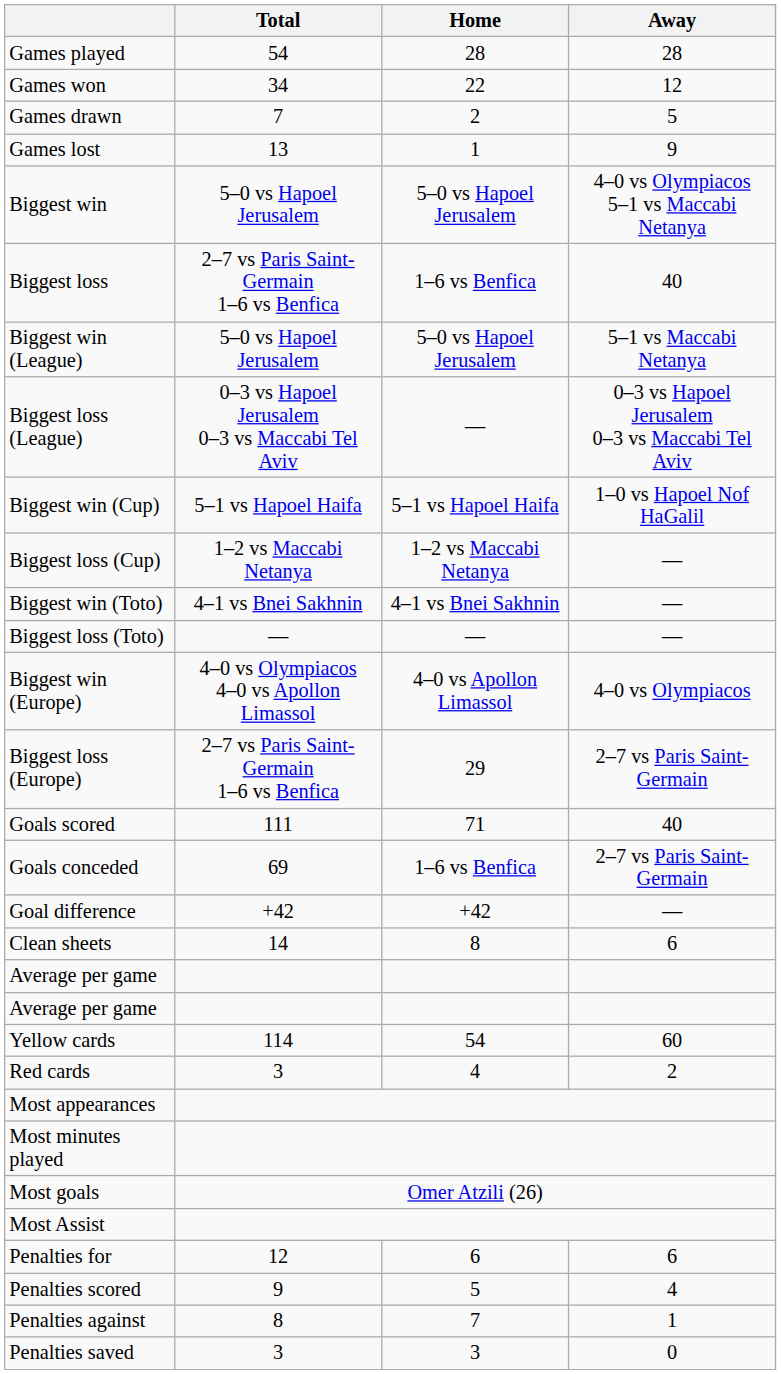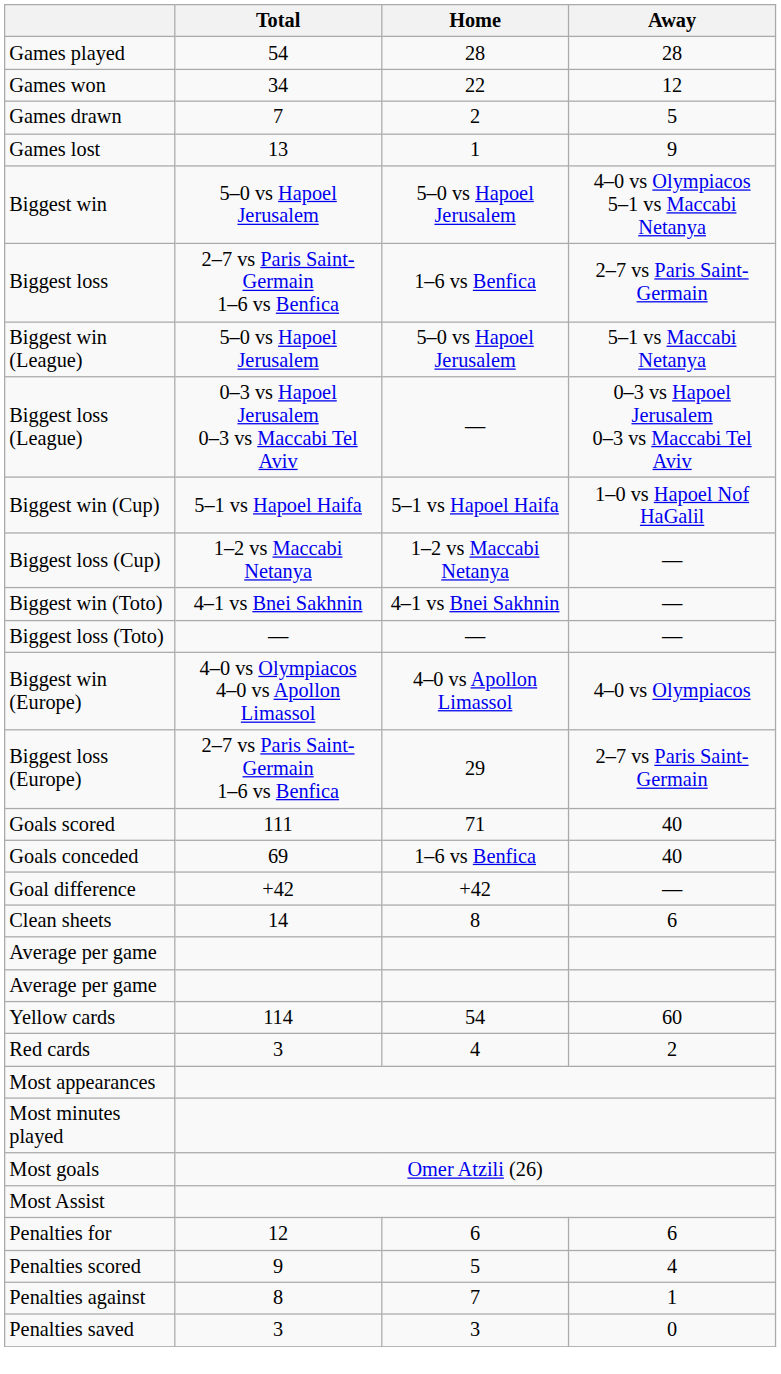(672, 282) 40 -> (672, 282) 2–7 vs Paris Saint-Germain
(672, 867) 2–7 vs Paris Saint-Germain -> (672, 856) 40
